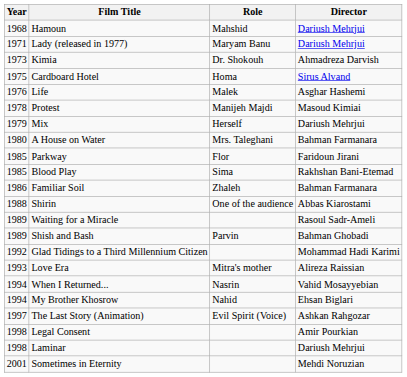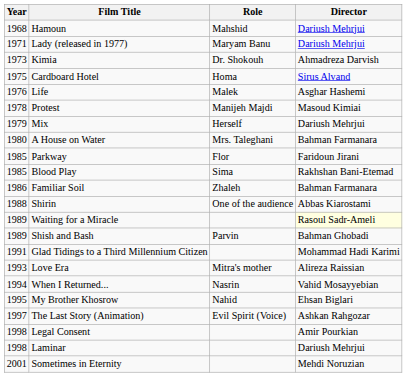(337, 220) no background -> (337, 220) lightyellow background
(17, 252) 1992 -> (17, 252) 1991
(17, 300) 1994 -> (17, 300) 1995
